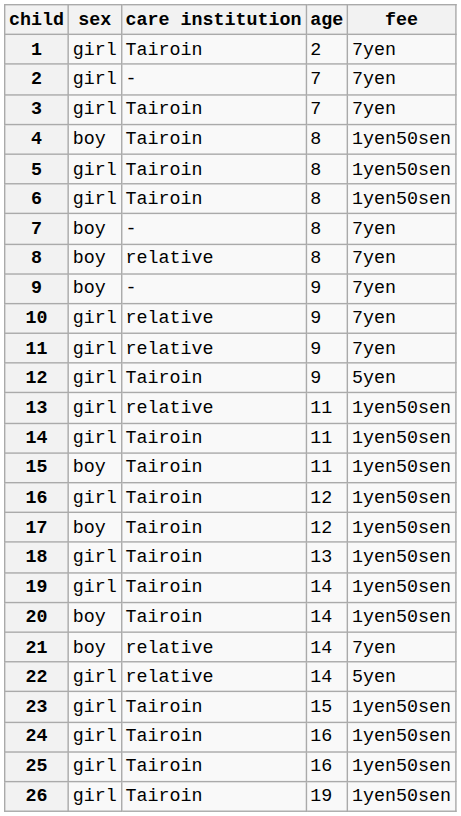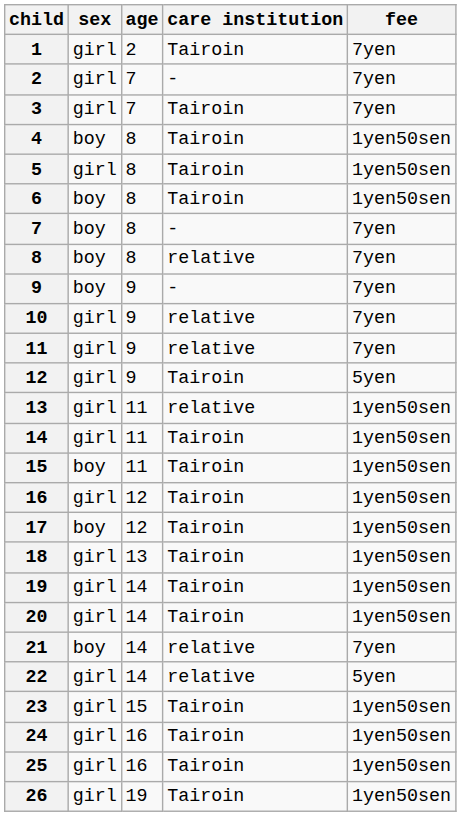columns swapped: (327, 20) <-> (214, 20)
(95, 199) girl -> (89, 199) boy
(89, 617) boy -> (95, 617) girl
